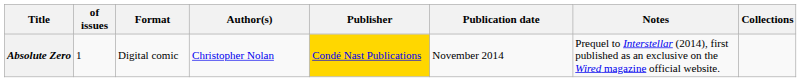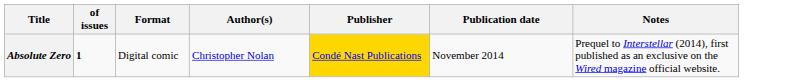- column: (767, 19)
(79, 55) normal -> (79, 55) bold
